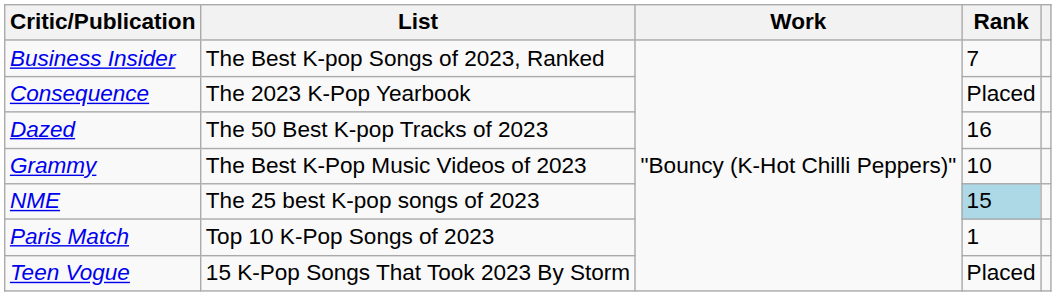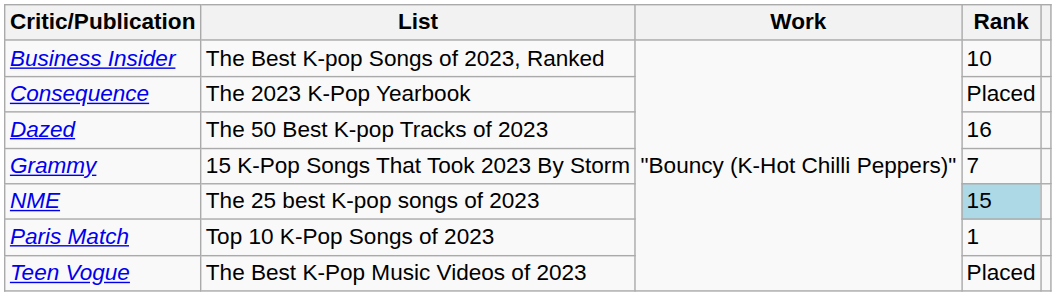(973, 58) 7 -> (979, 58) 10
(396, 165) The Best K-Pop Music Videos of 2023 -> (418, 165) 15 K-Pop Songs That Took 2023 By Storm
(979, 165) 10 -> (973, 165) 7
(418, 272) 15 K-Pop Songs That Took 2023 By Storm -> (396, 272) The Best K-Pop Music Videos of 2023
